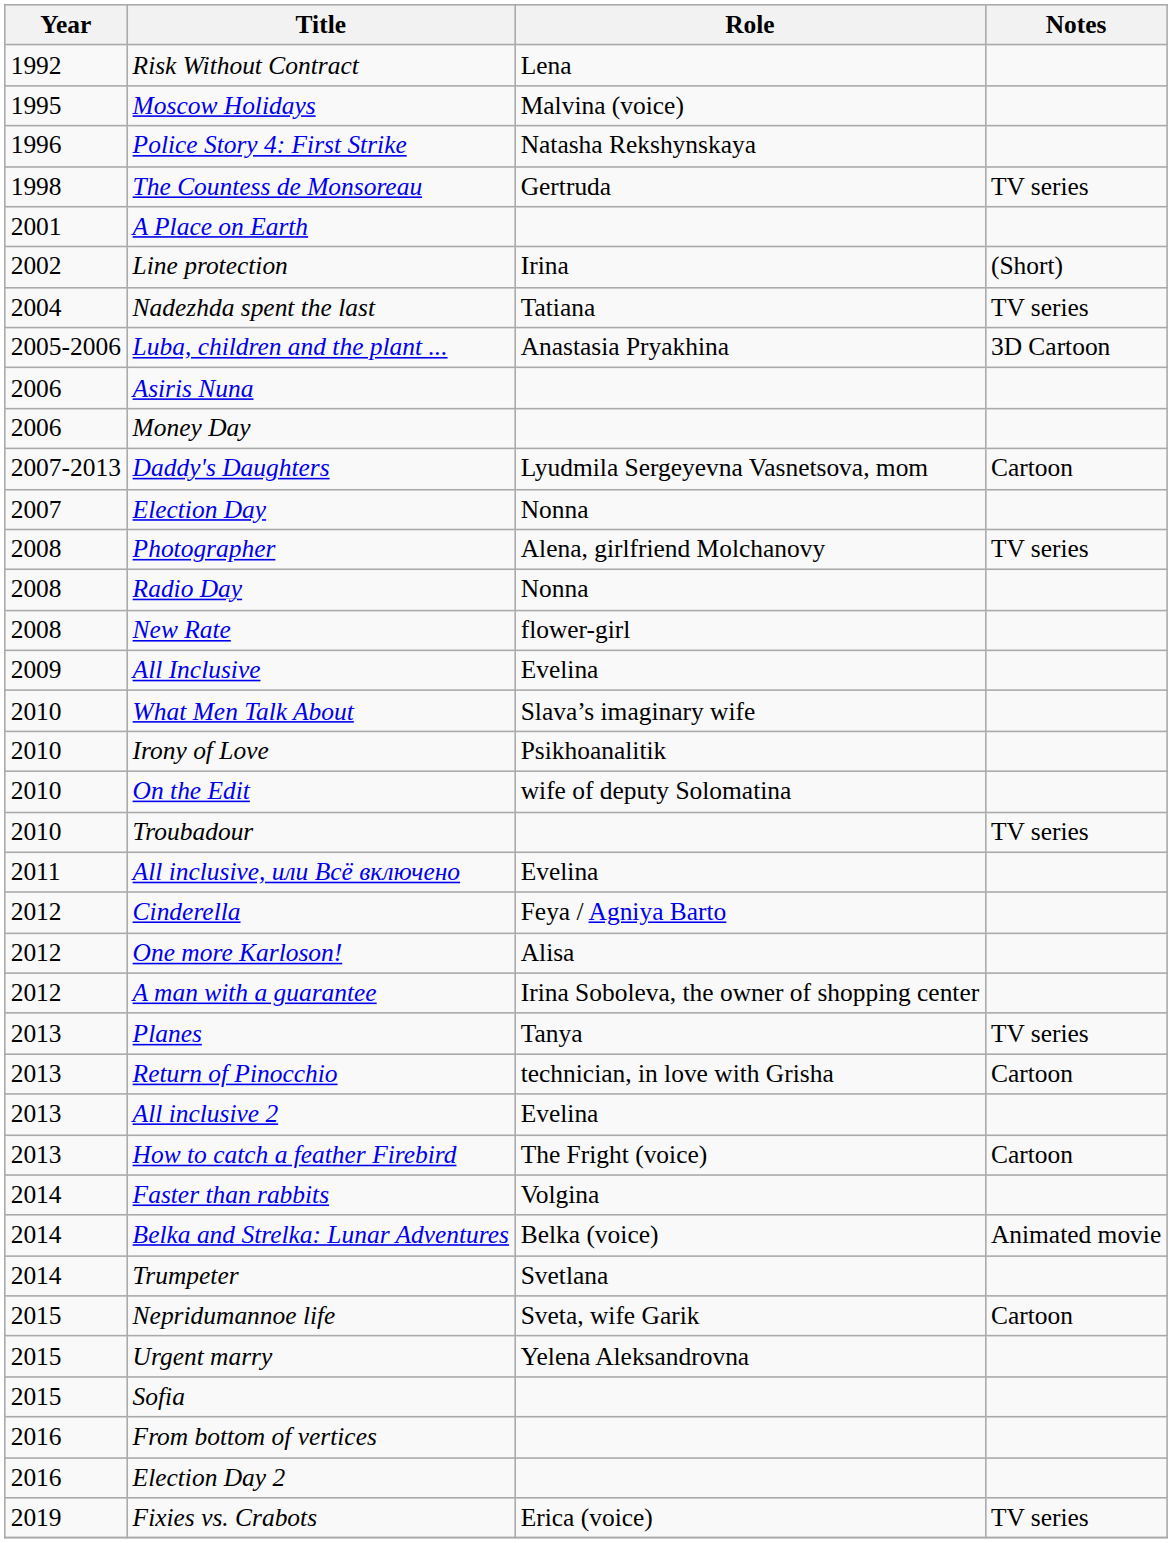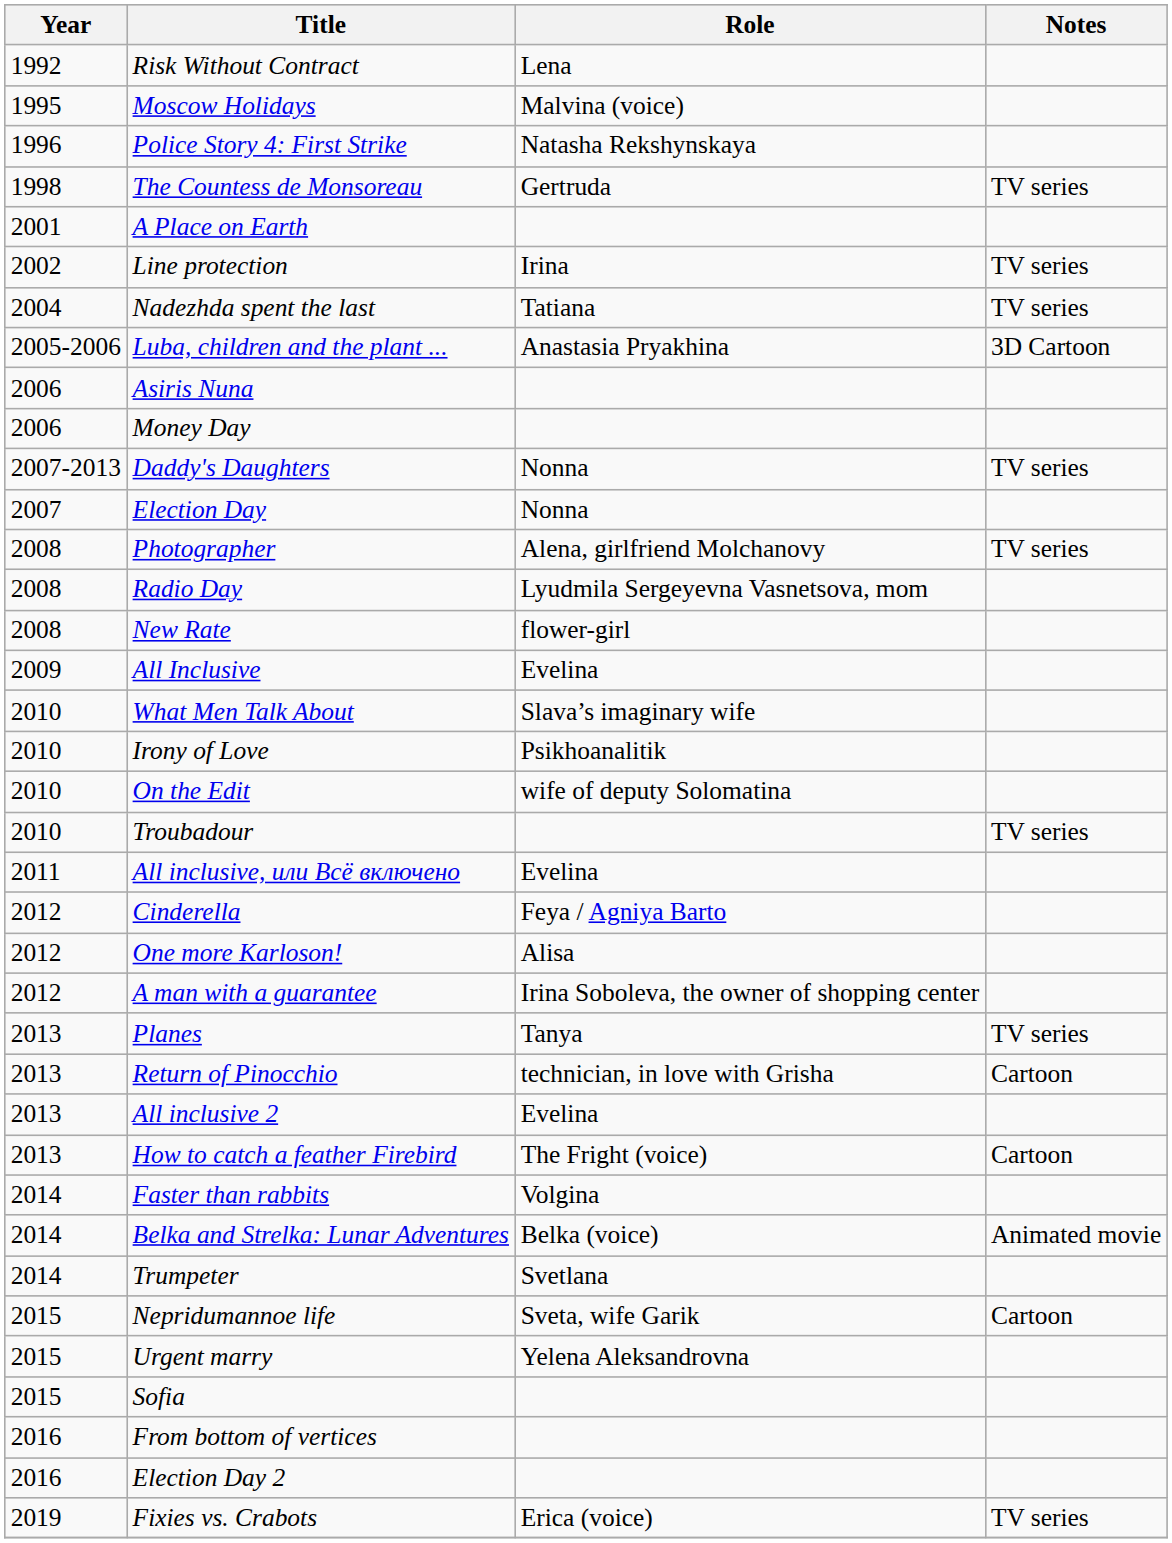(1027, 266) (Short) -> (1040, 266) TV series
(724, 468) Lyudmila Sergeyevna Vasnetsova, mom -> (555, 468) Nonna
(1032, 468) Cartoon -> (1040, 468) TV series
(555, 589) Nonna -> (724, 589) Lyudmila Sergeyevna Vasnetsova, mom
